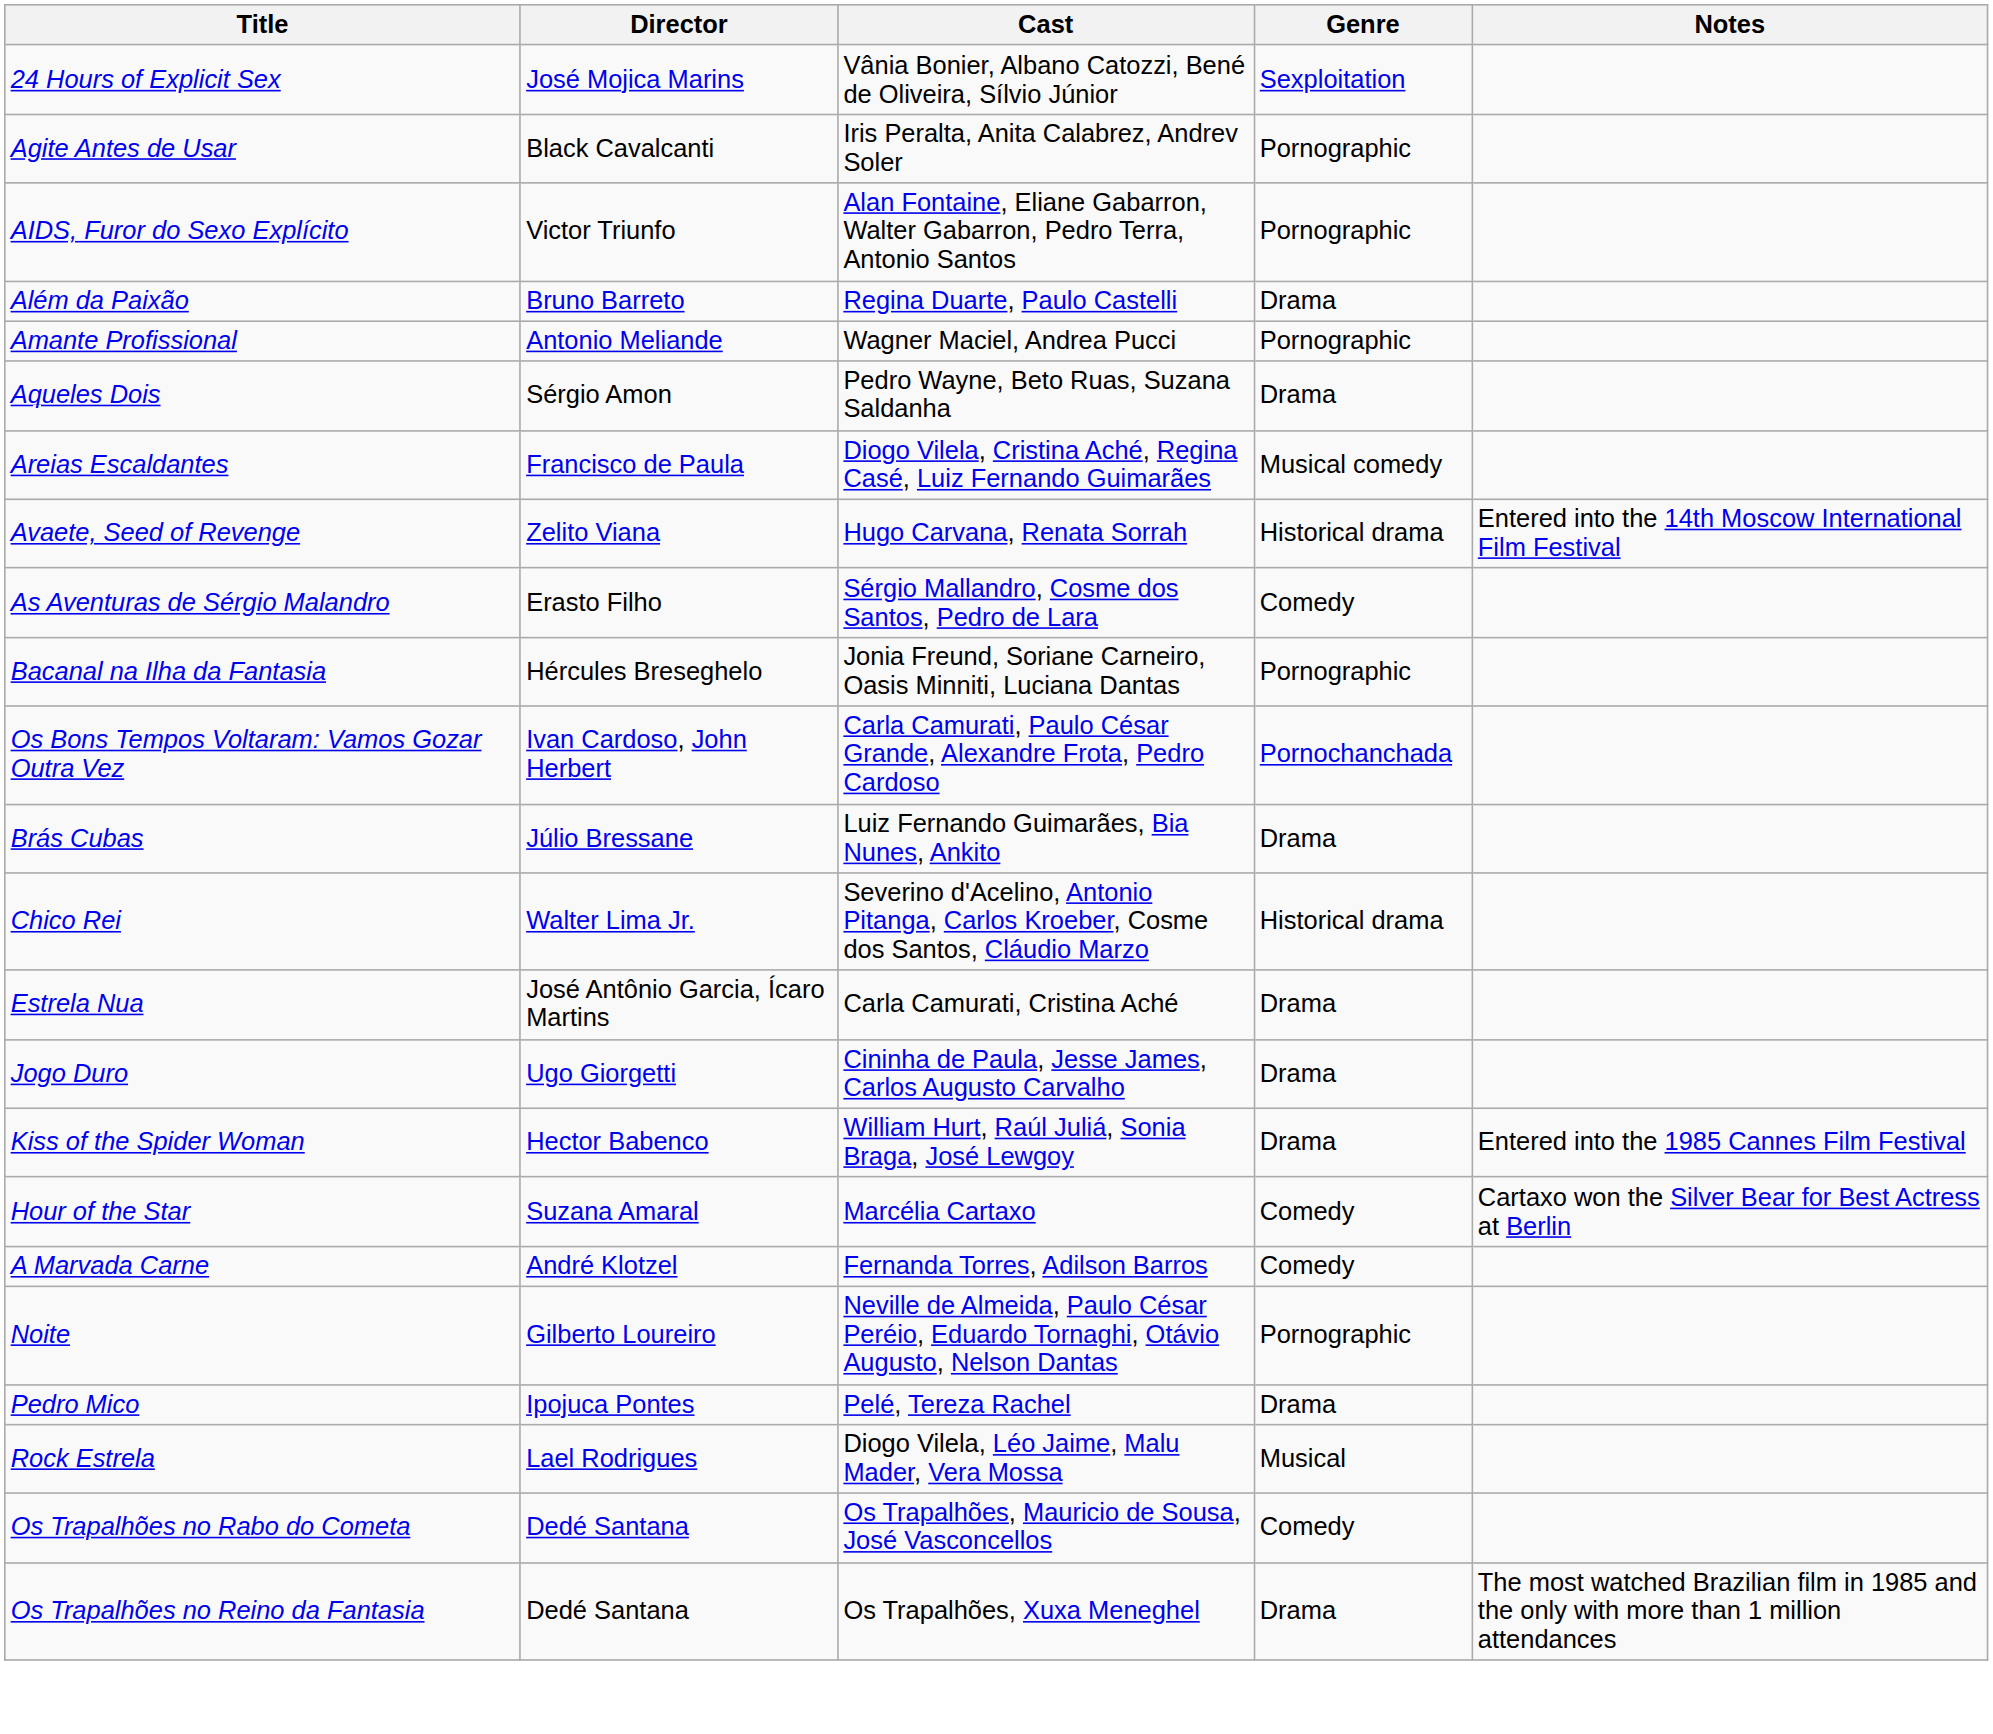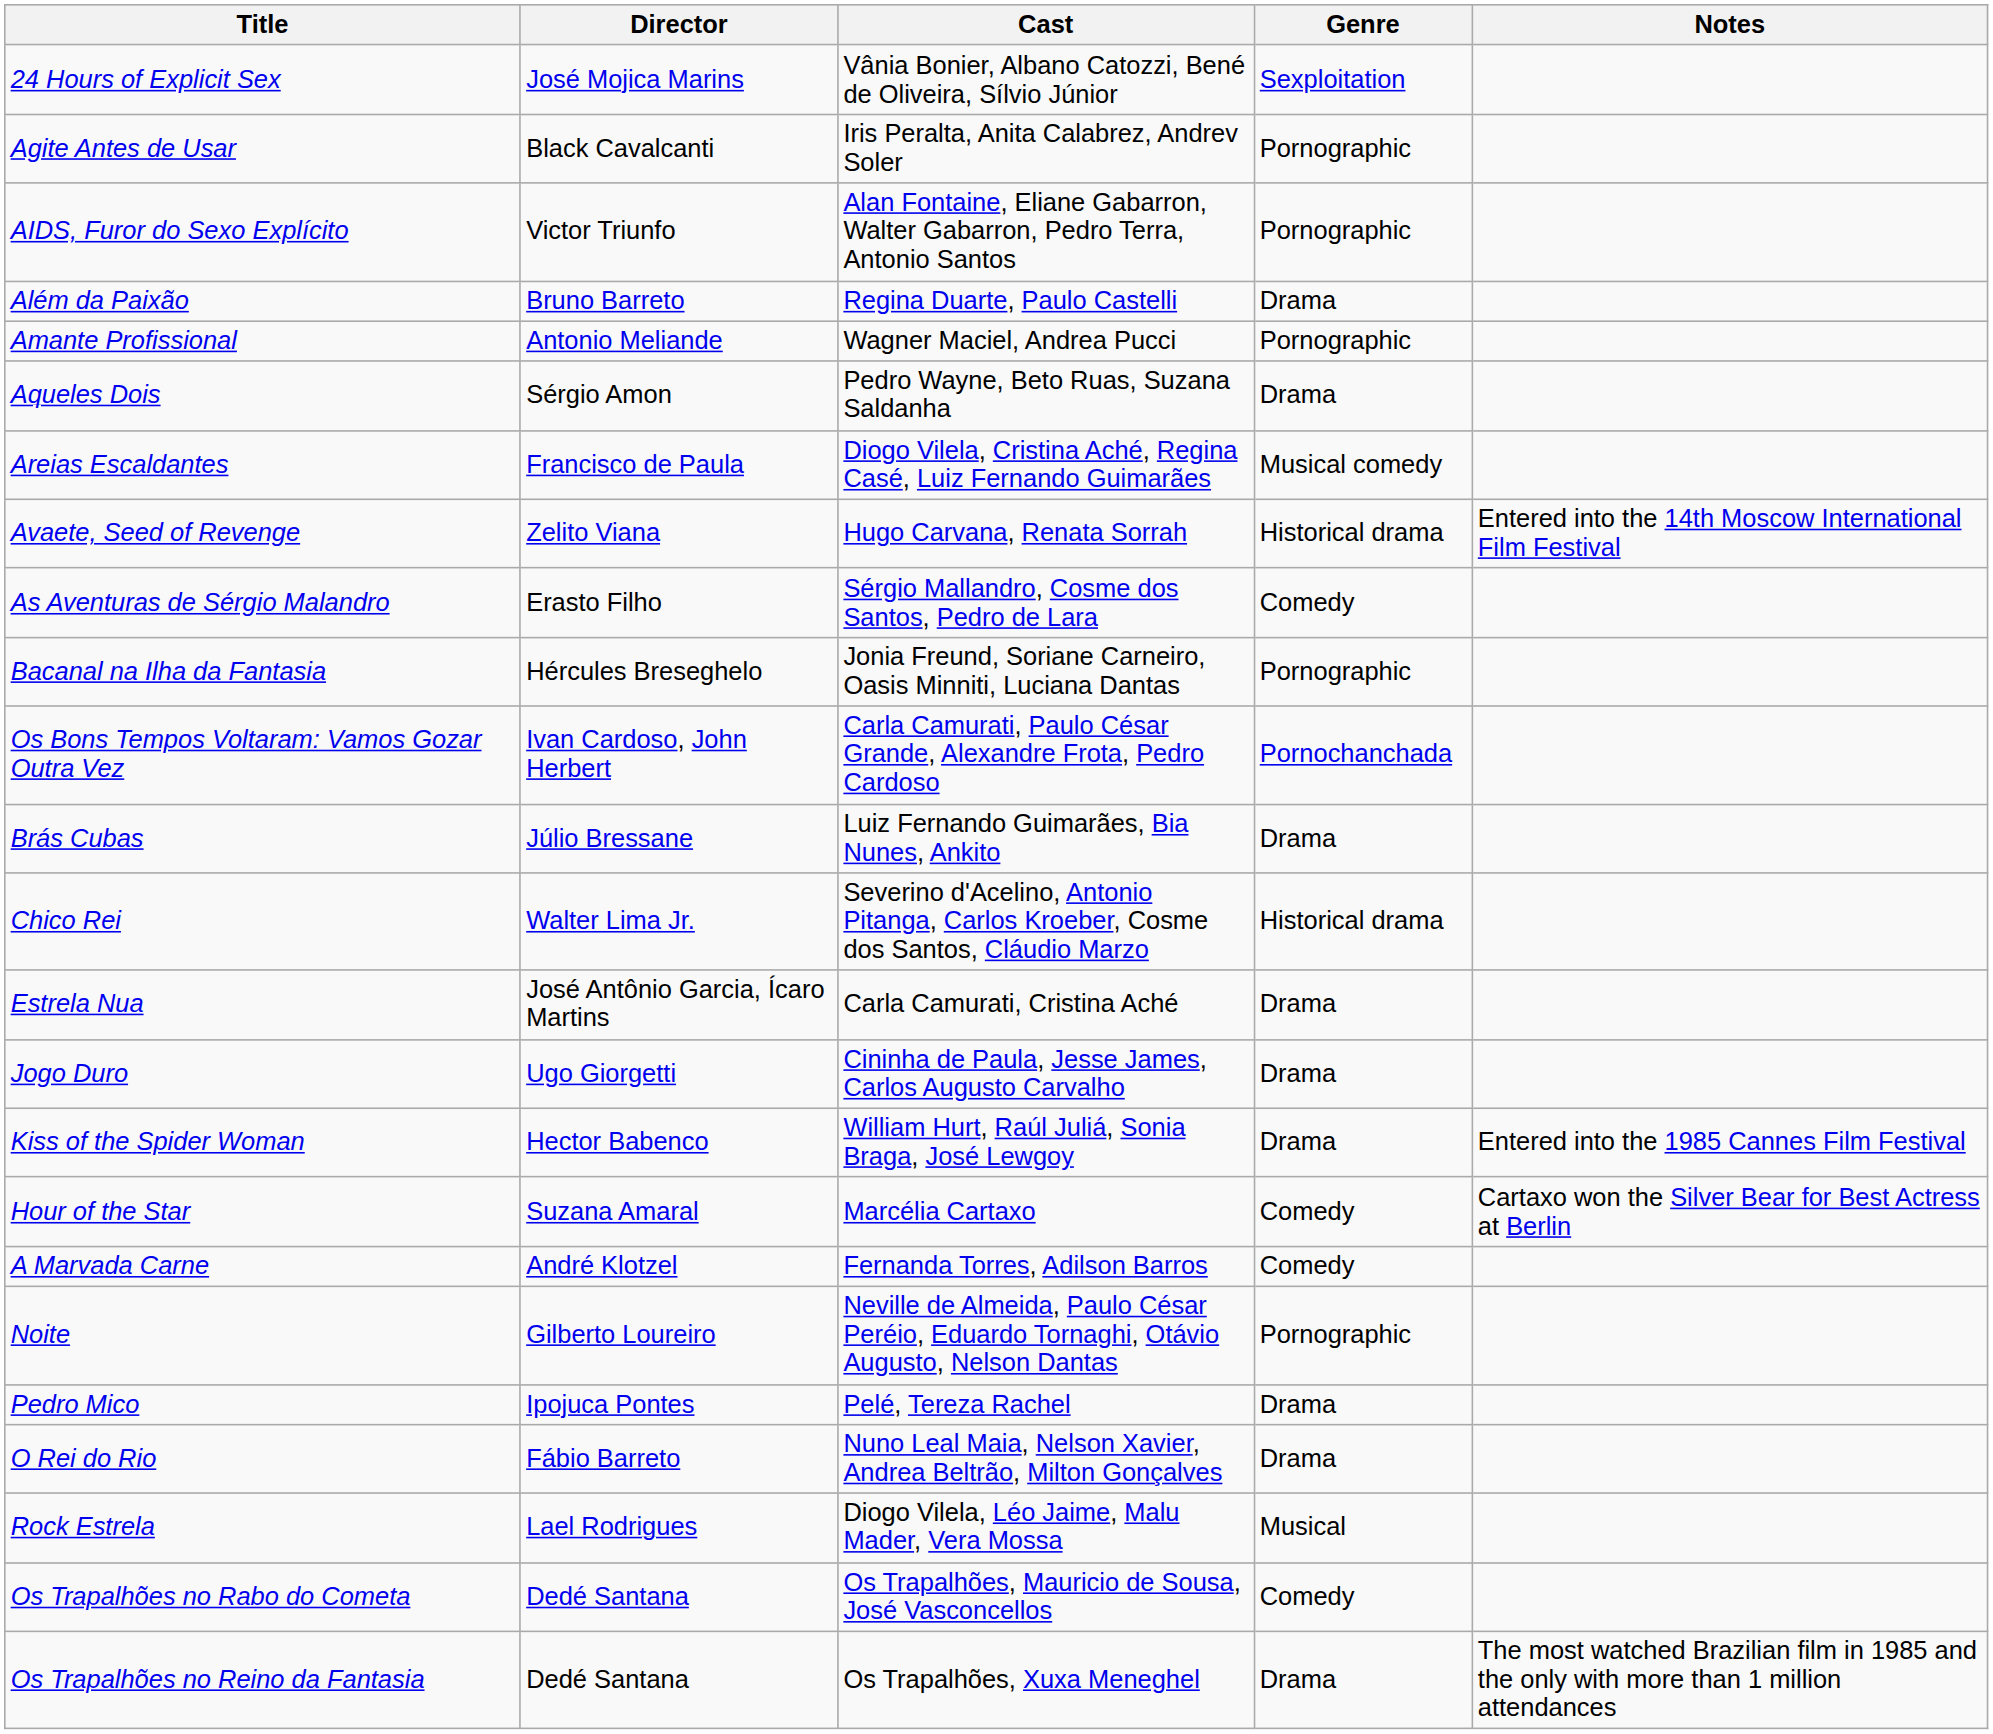+ row: (83, 1458)
